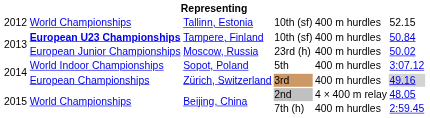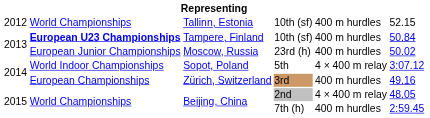(348, 66) 400 m hurdles -> (351, 66) 4 × 400 m relay
(403, 80) lightgrey background -> (403, 80) no background
